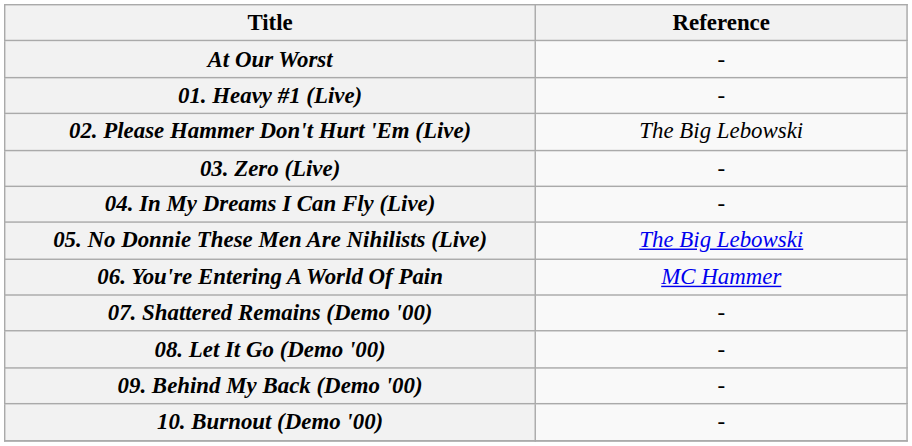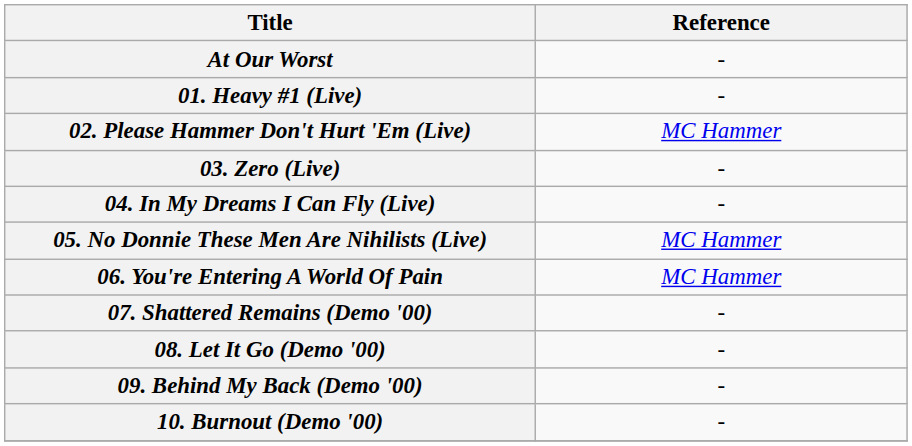(721, 131) The Big Lebowski -> (721, 131) MC Hammer
(721, 240) The Big Lebowski -> (721, 240) MC Hammer
